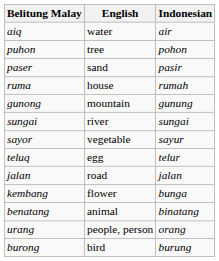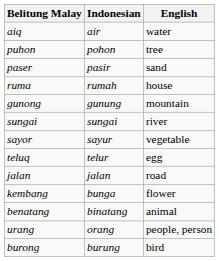columns swapped: (185, 13) <-> (120, 13)
